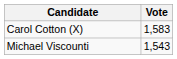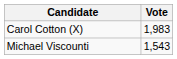(157, 29) 1,583 -> (157, 29) 1,983
